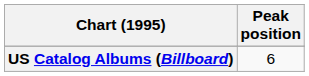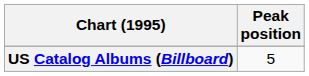(271, 58) 6 -> (271, 58) 5
